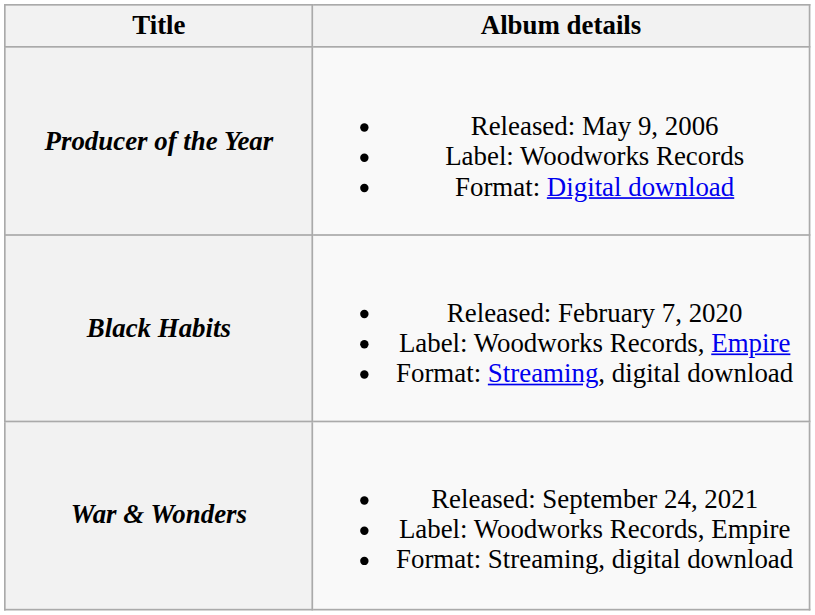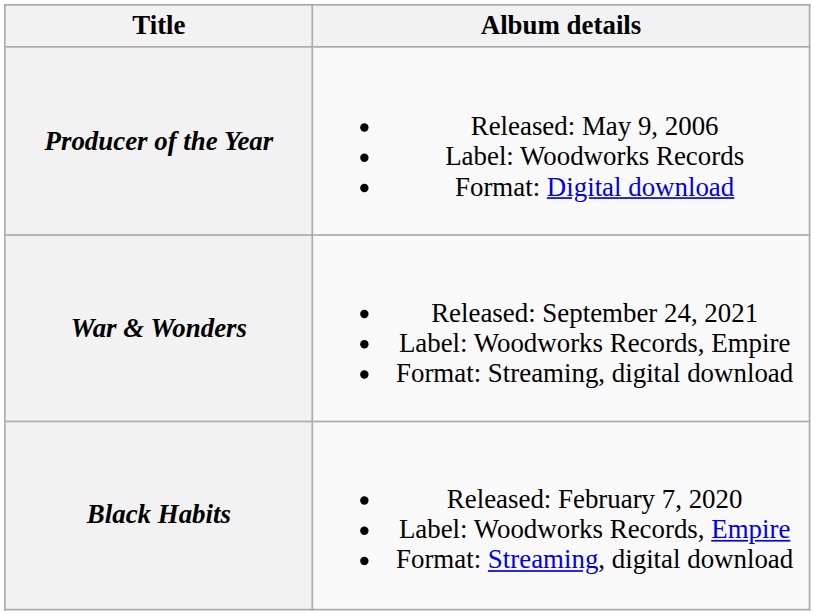rows swapped: (159, 327) <-> (159, 514)
